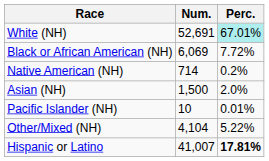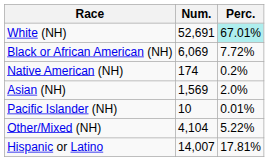(188, 71) 714 -> (188, 71) 174
(193, 90) 1,500 -> (193, 90) 1,569
(196, 147) 41,007 -> (196, 147) 14,007
(241, 147) bold -> (241, 147) normal
